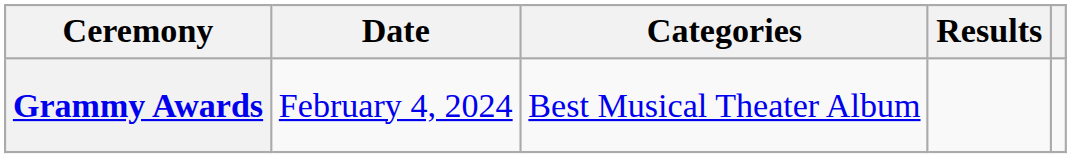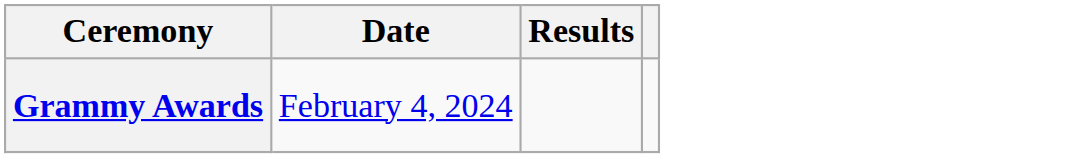- column: (724, 31)
